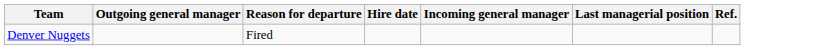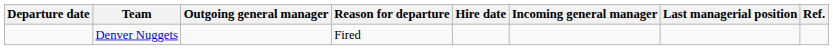+ column: (48, 14)
